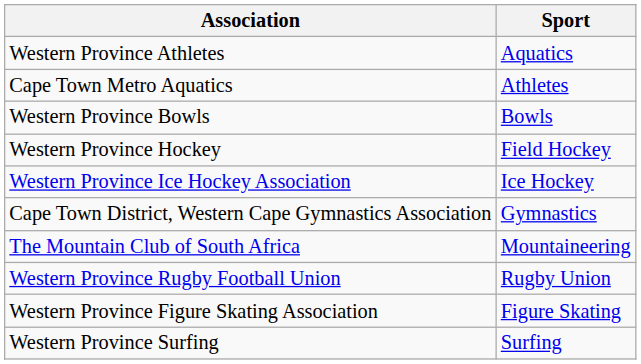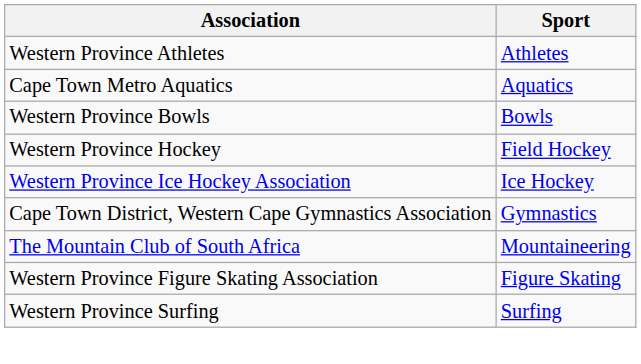(537, 52) Aquatics -> (535, 52) Athletes
(535, 85) Athletes -> (537, 85) Aquatics
- row: (175, 278)
